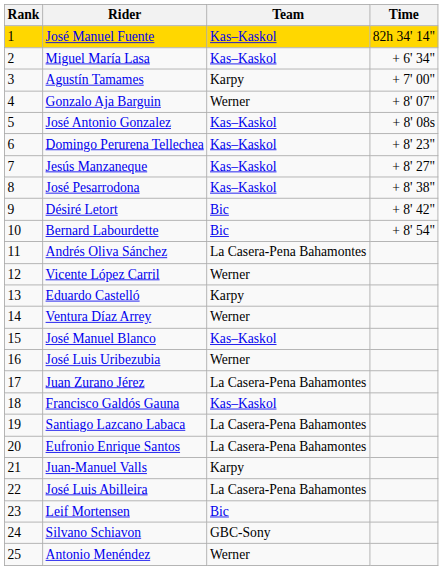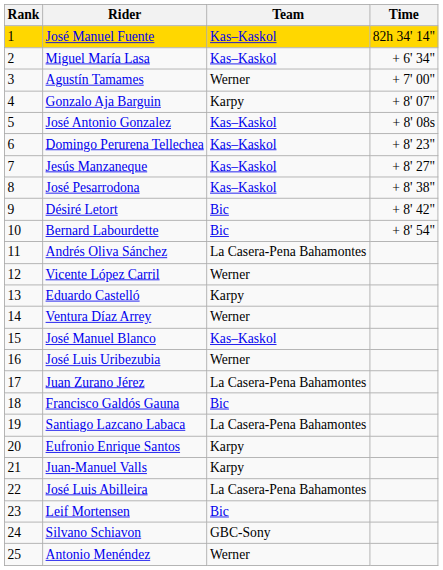(227, 79) Karpy -> (230, 79) Werner
(230, 101) Werner -> (227, 101) Karpy
(243, 403) Kas–Kaskol -> (219, 403) Bic
(288, 446) La Casera-Pena Bahamontes -> (227, 446) Karpy
